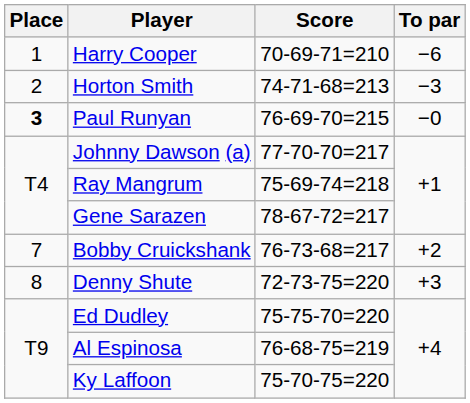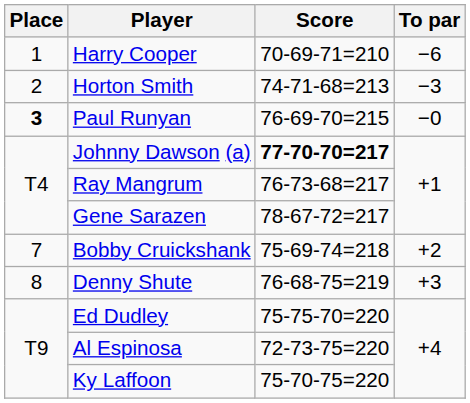(325, 151) normal -> (325, 151) bold
(325, 184) 75-69-74=218 -> (325, 184) 76-73-68=217
(325, 250) 76-73-68=217 -> (325, 250) 75-69-74=218
(325, 282) 72-73-75=220 -> (325, 282) 76-68-75=219
(325, 348) 76-68-75=219 -> (325, 348) 72-73-75=220
